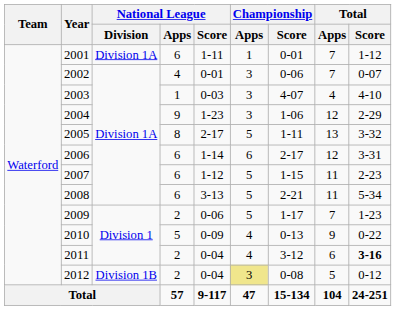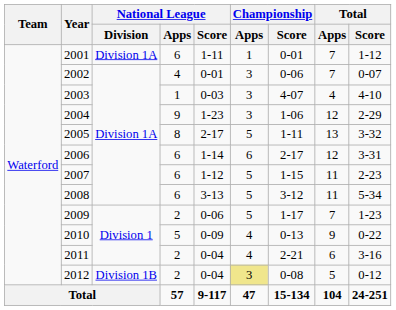(292, 194) 2-21 -> (292, 194) 3-12
(292, 255) 3-12 -> (292, 255) 2-21
(370, 255) bold -> (370, 255) normal
